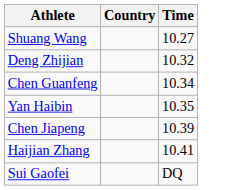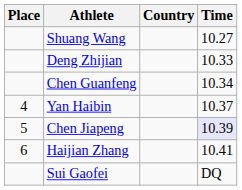+ column: (24, 15)
(178, 60) 10.32 -> (217, 60) 10.33
(178, 106) 10.35 -> (217, 106) 10.37
(178, 128) no background -> (217, 128) lavender background
